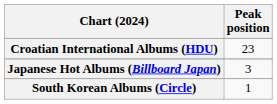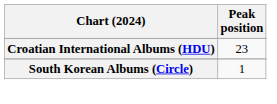- row: (114, 68)
